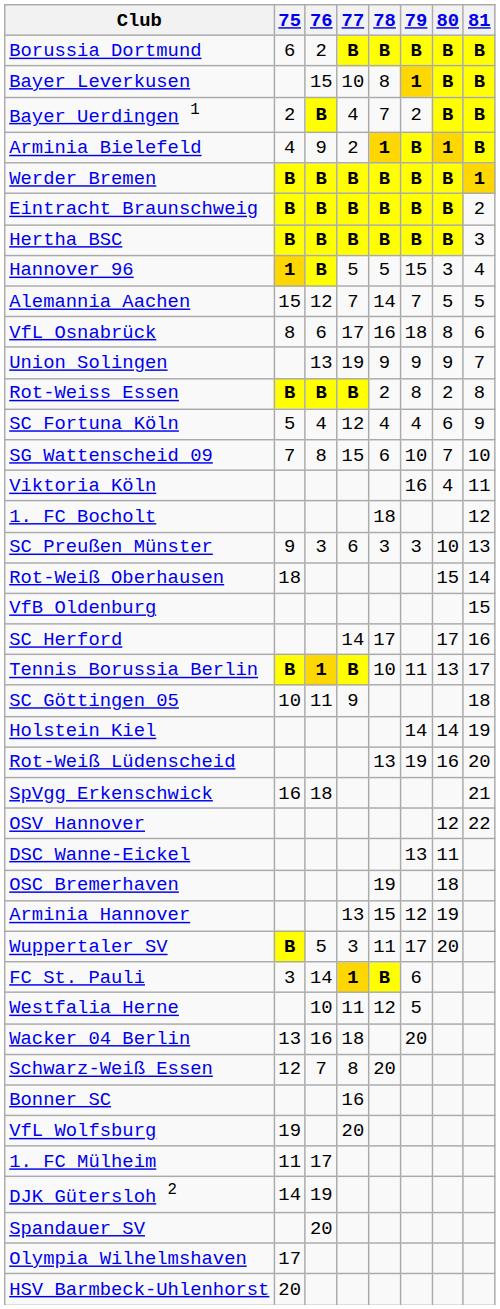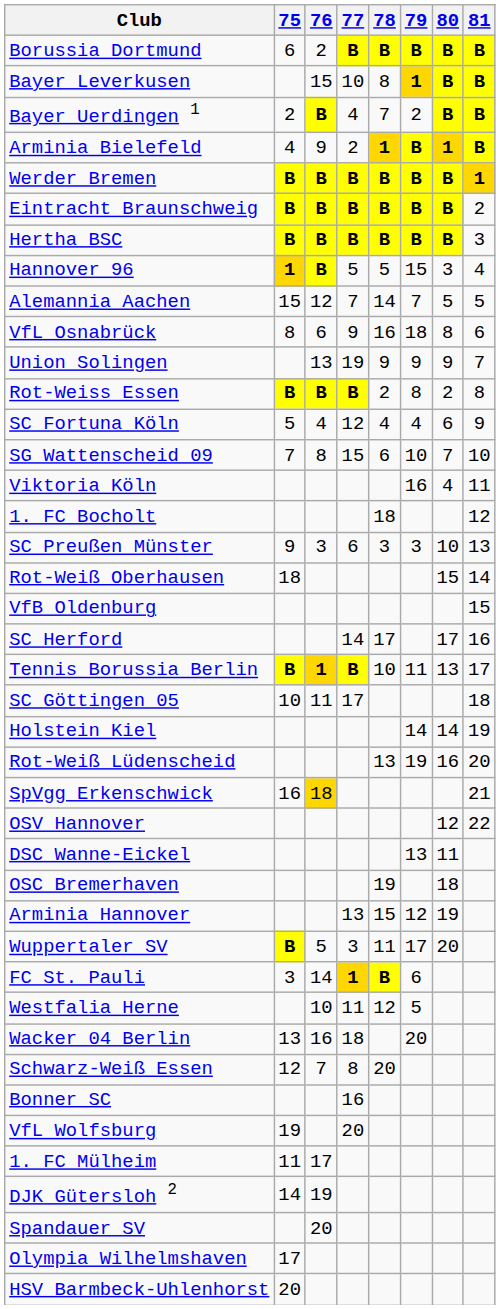(353, 332) 17 -> (353, 332) 9
(353, 701) 9 -> (353, 701) 17
(321, 793) no background -> (321, 793) gold background
